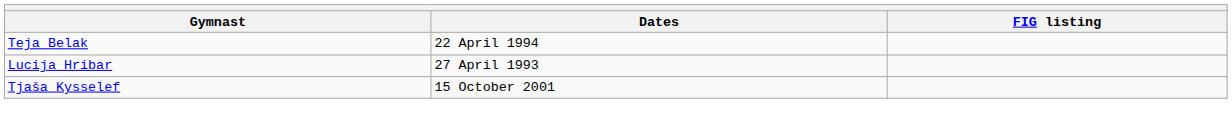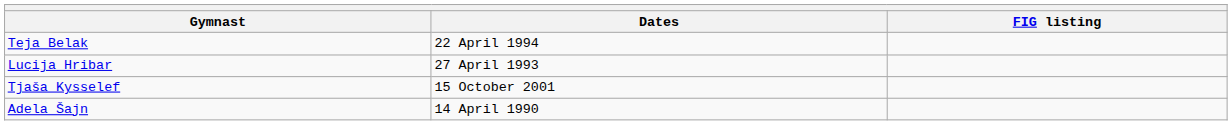+ row: (48, 109)
